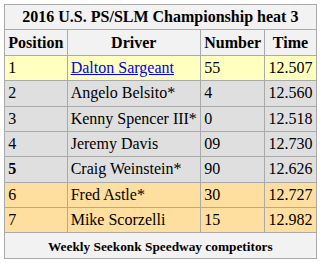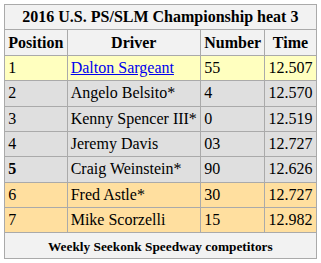(290, 93) 12.560 -> (290, 93) 12.570
(290, 118) 12.518 -> (290, 118) 12.519
(212, 144) 09 -> (212, 144) 03
(290, 144) 12.730 -> (290, 144) 12.727
